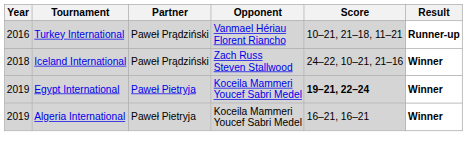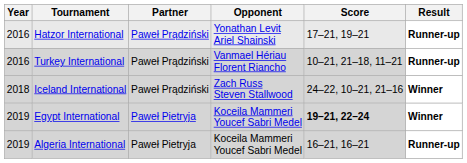+ row: (79, 35)
(425, 117) Winner -> (434, 145) Runner-up
